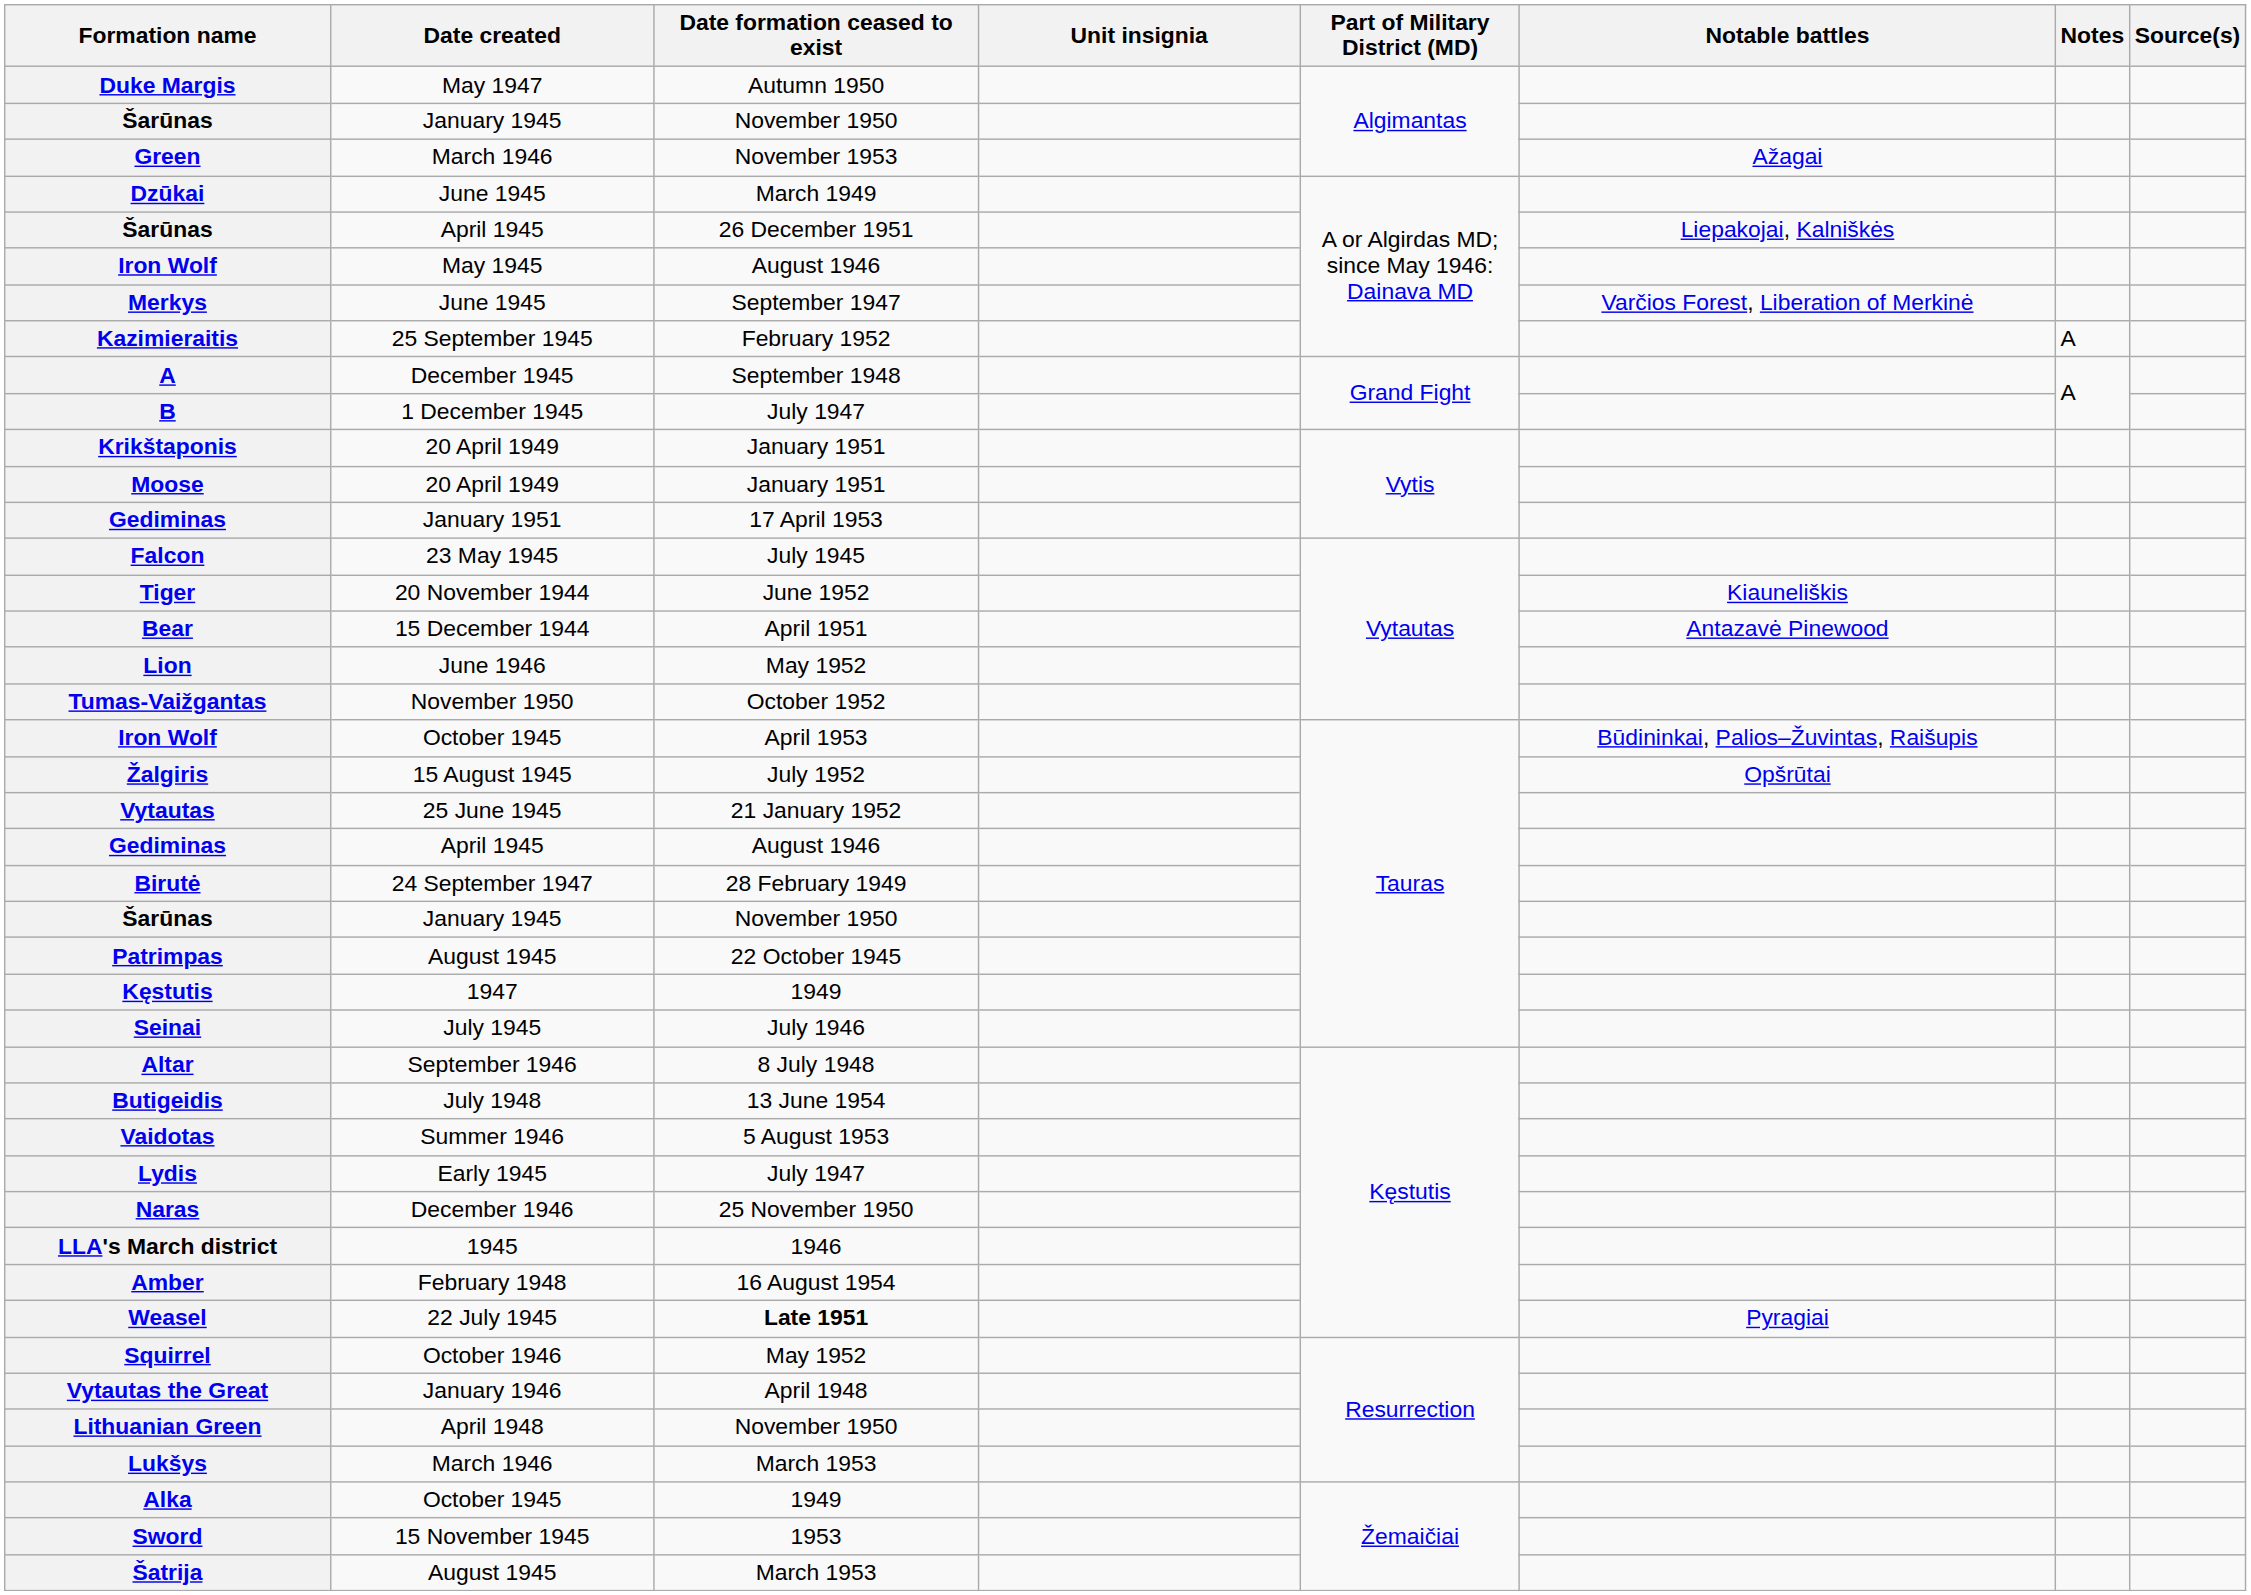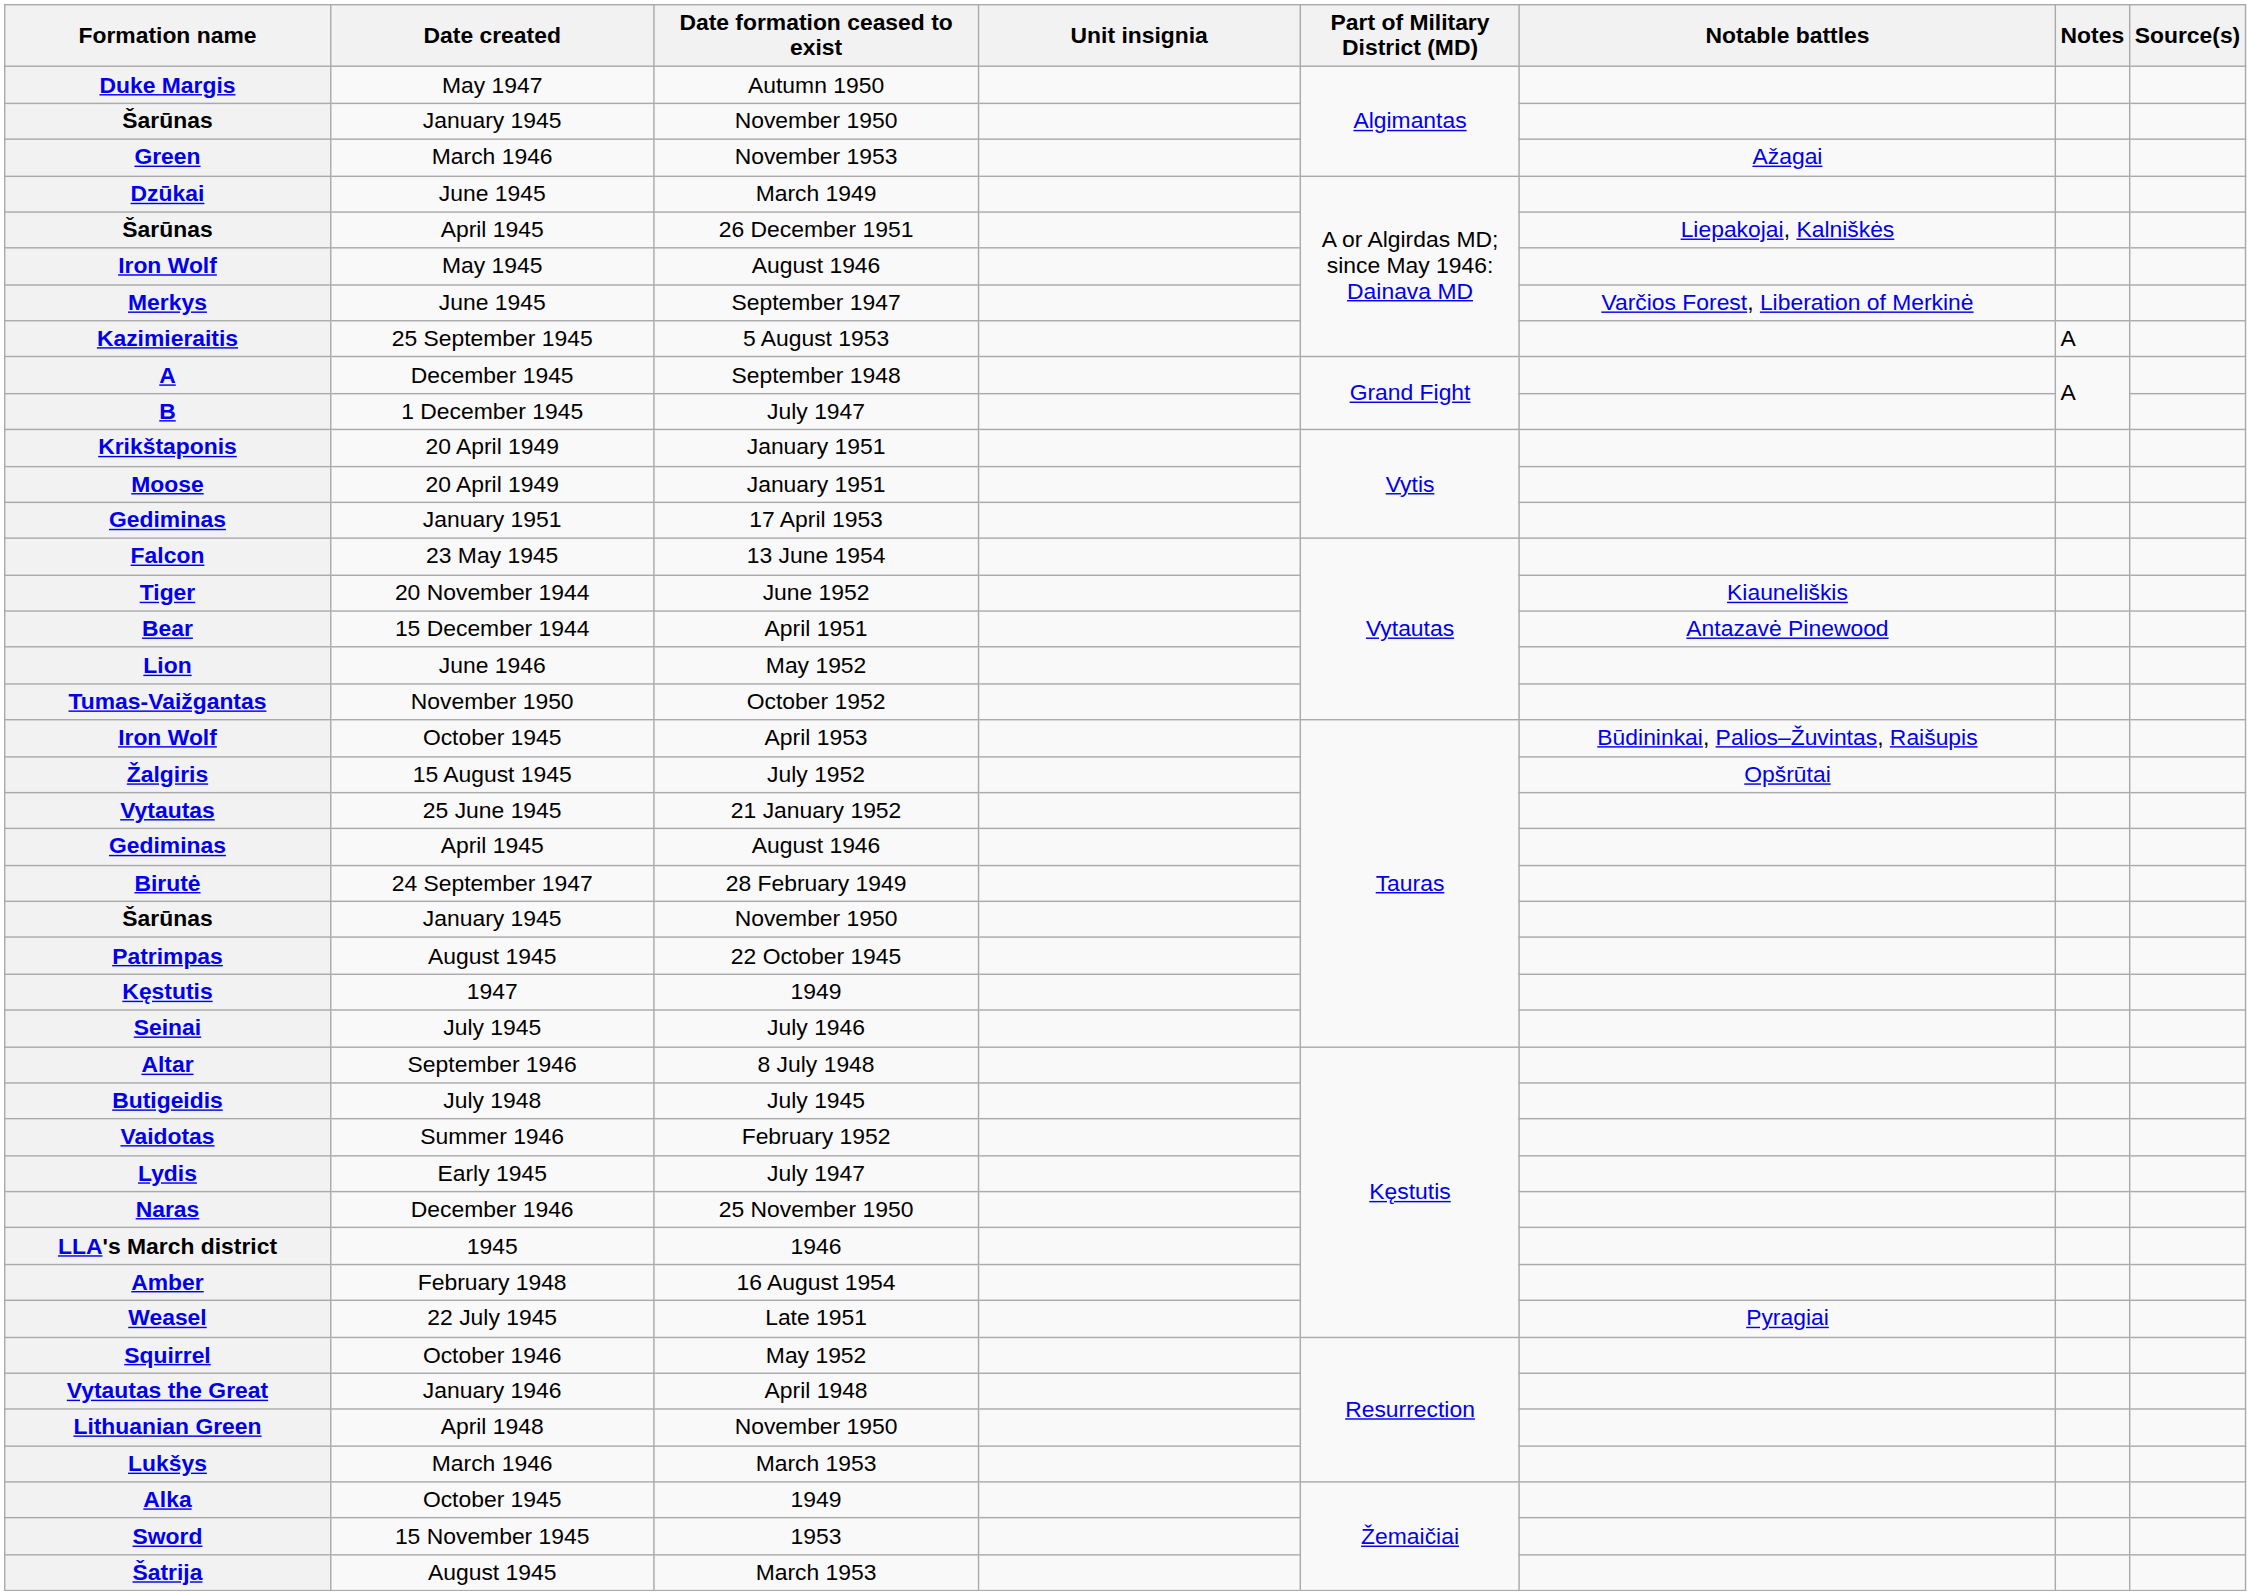(816, 338) February 1952 -> (816, 338) 5 August 1953
(816, 556) July 1945 -> (816, 556) 13 June 1954
(816, 1100) 13 June 1954 -> (816, 1100) July 1945
(816, 1136) 5 August 1953 -> (816, 1136) February 1952
(816, 1318) bold -> (816, 1318) normal
